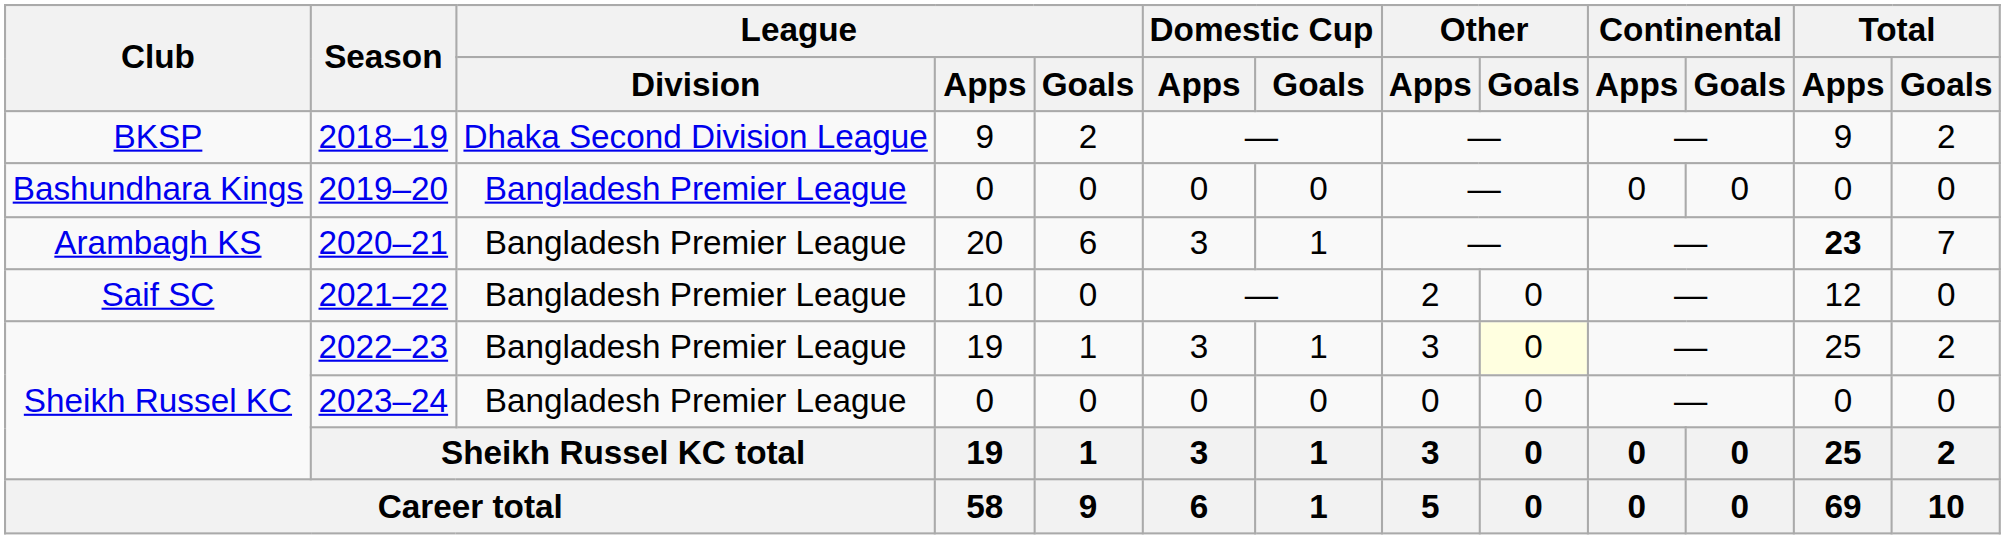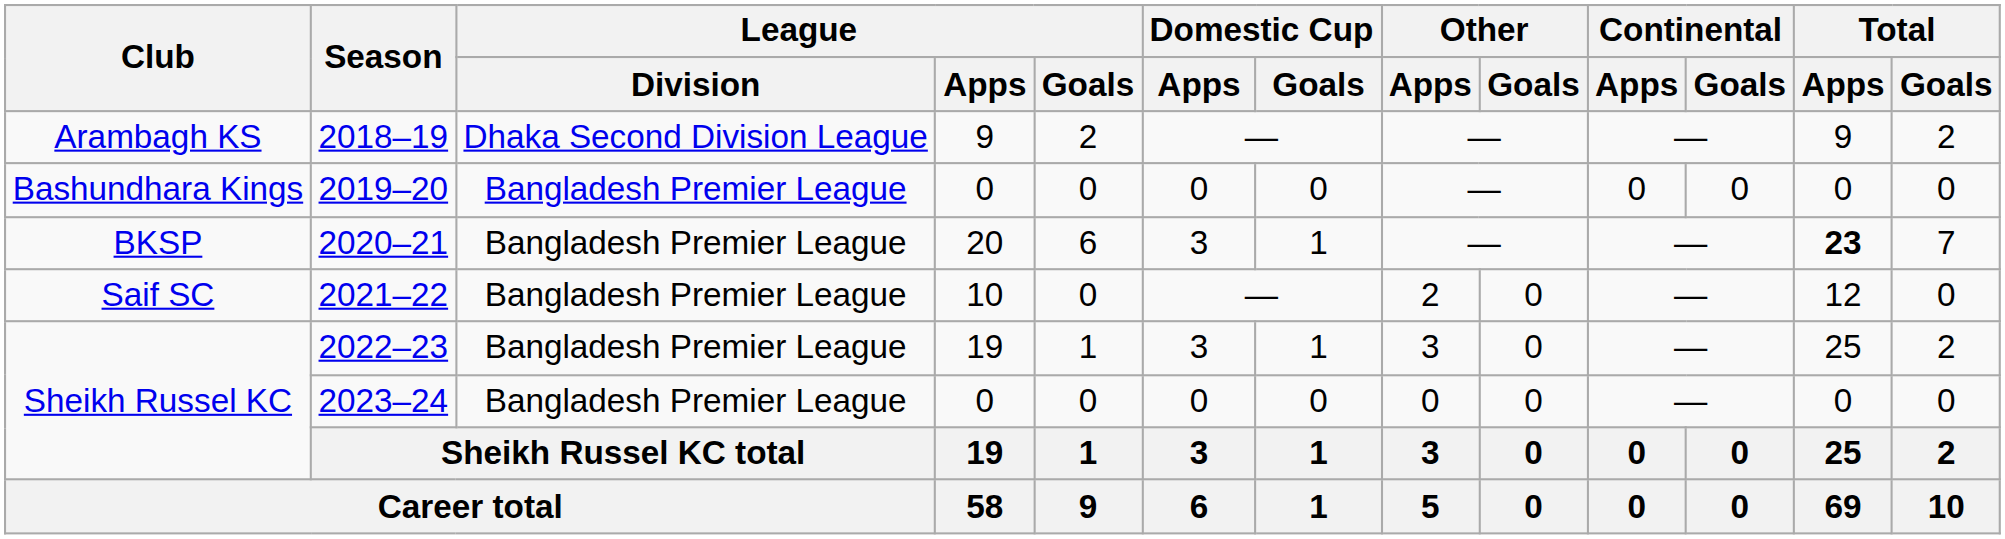(158, 136) BKSP -> (158, 136) Arambagh KS
(158, 242) Arambagh KS -> (158, 242) BKSP
(1533, 347) lightyellow background -> (1533, 347) no background
